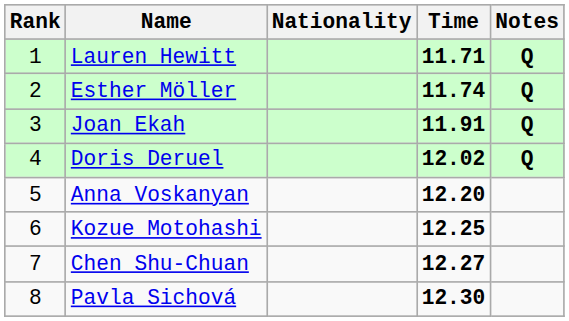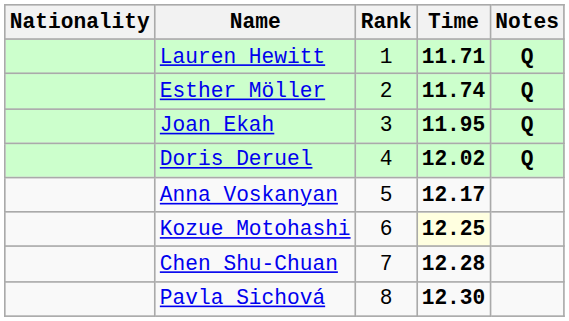columns swapped: (35, 22) <-> (342, 22)
(453, 126) 11.91 -> (453, 126) 11.95
(453, 195) 12.20 -> (453, 195) 12.17
(453, 229) no background -> (453, 229) lightyellow background
(453, 264) 12.27 -> (453, 264) 12.28
